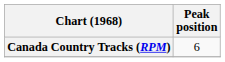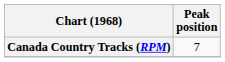(197, 47) 6 -> (197, 47) 7
